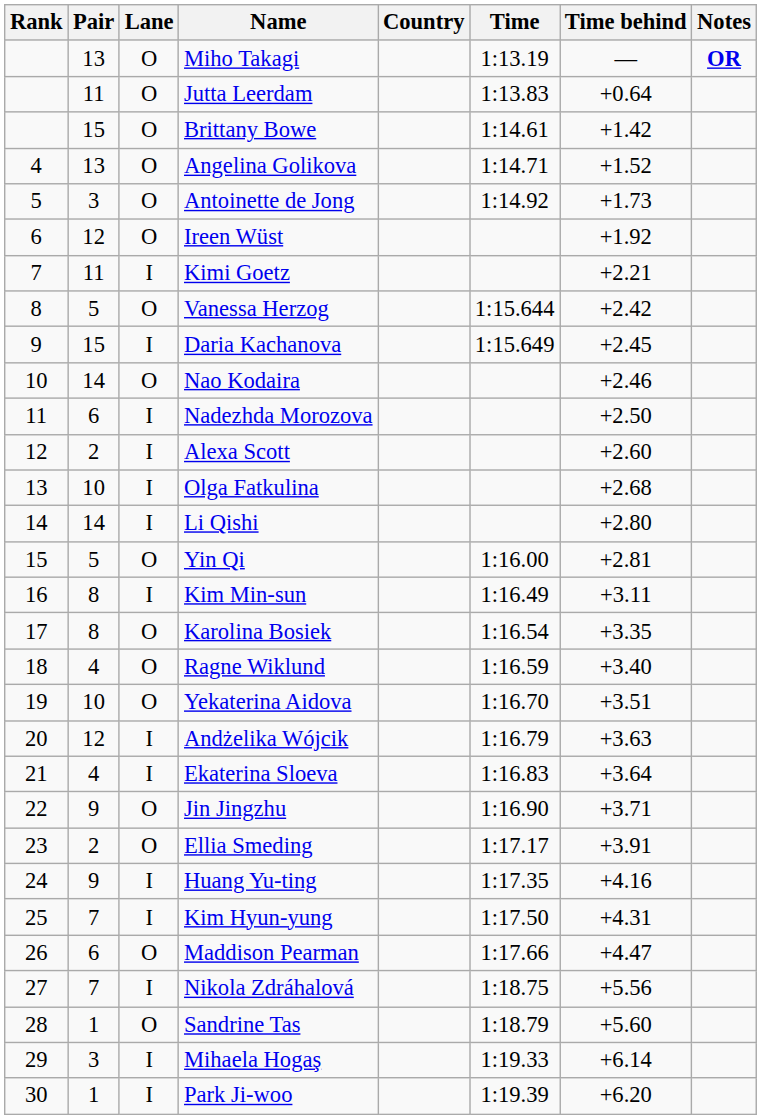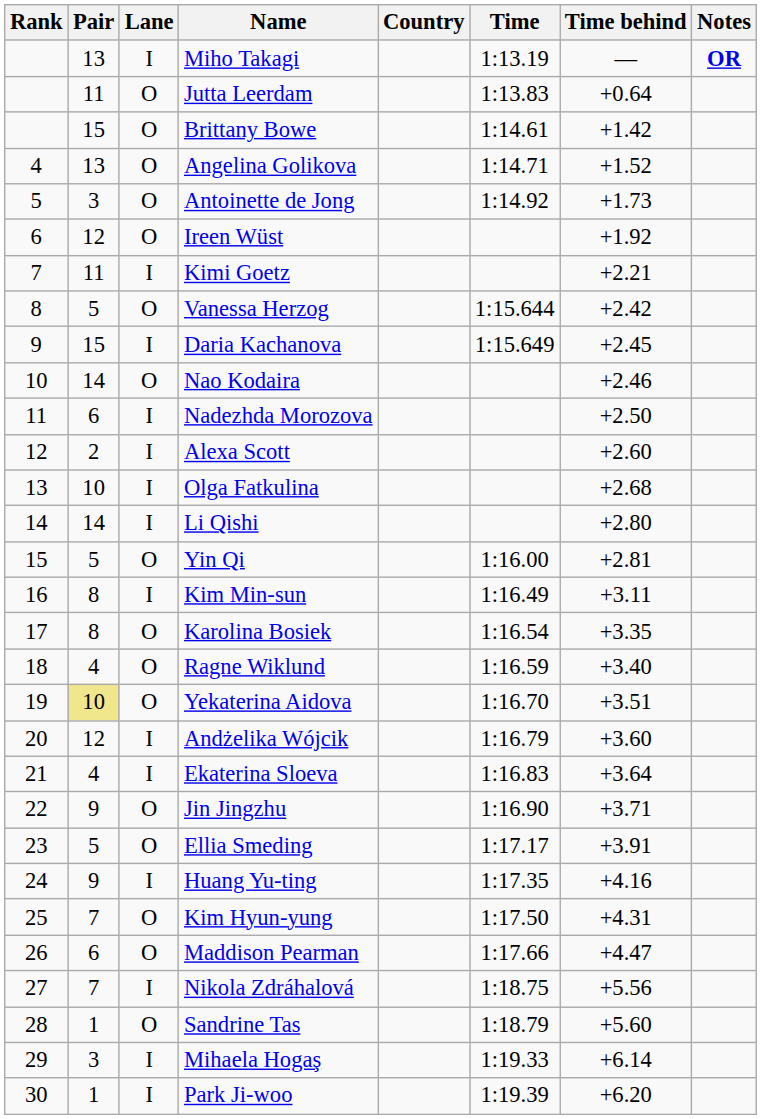(149, 58) O -> (149, 58) I
(94, 702) no background -> (94, 702) khaki background
(626, 737) +3.63 -> (626, 737) +3.60
(94, 845) 2 -> (94, 845) 5
(149, 916) I -> (149, 916) O
